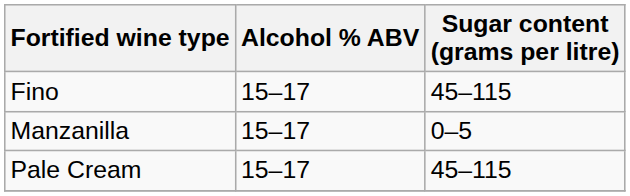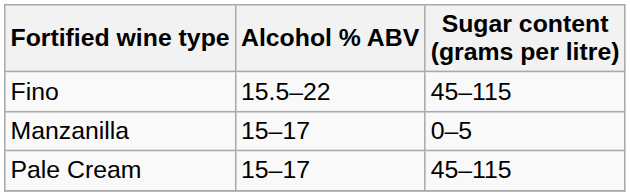(275, 91) 15–17 -> (286, 91) 15.5–22
